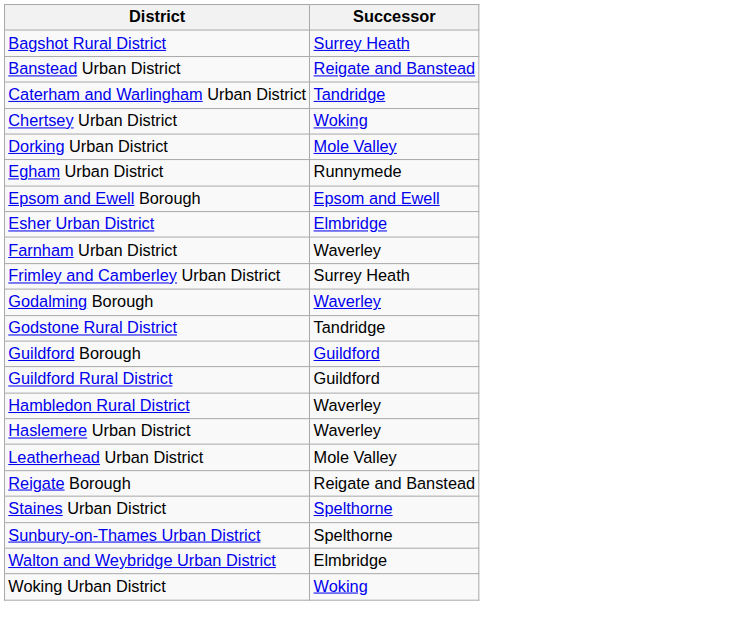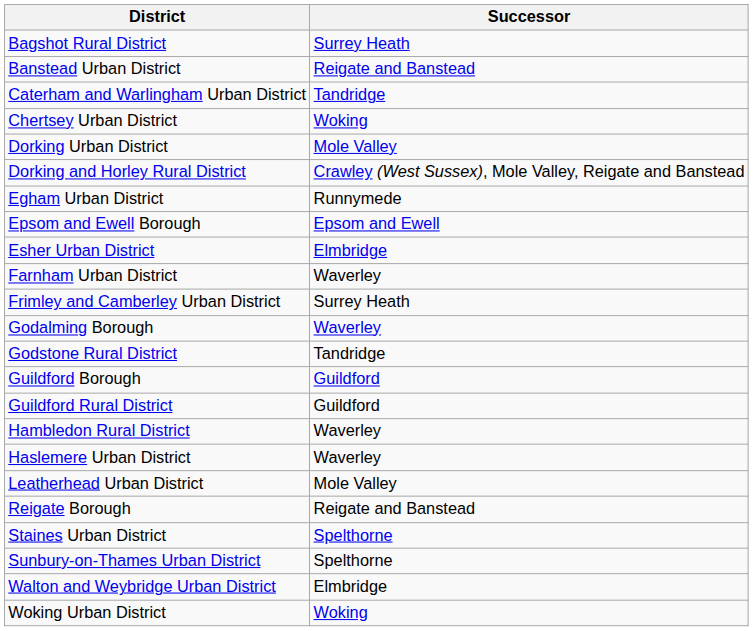+ row: (127, 172)
